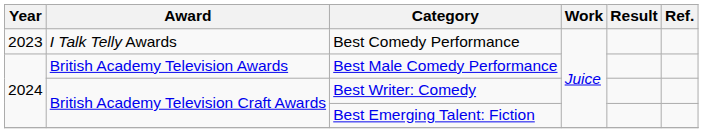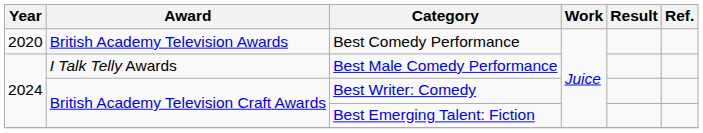(25, 41) 2023 -> (25, 41) 2020
(113, 41) I Talk Telly Awards -> (169, 41) British Academy Television Awards
(169, 66) British Academy Television Awards -> (113, 66) I Talk Telly Awards
